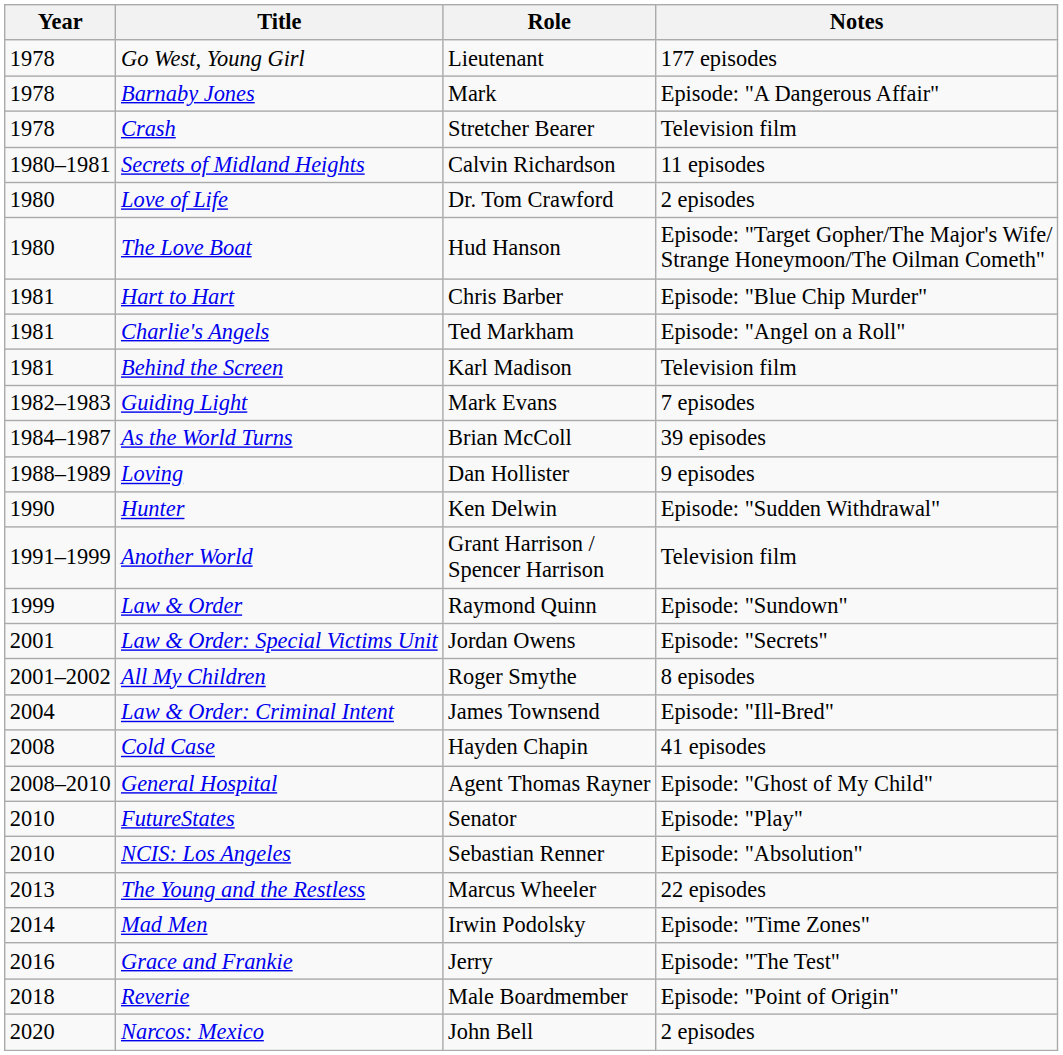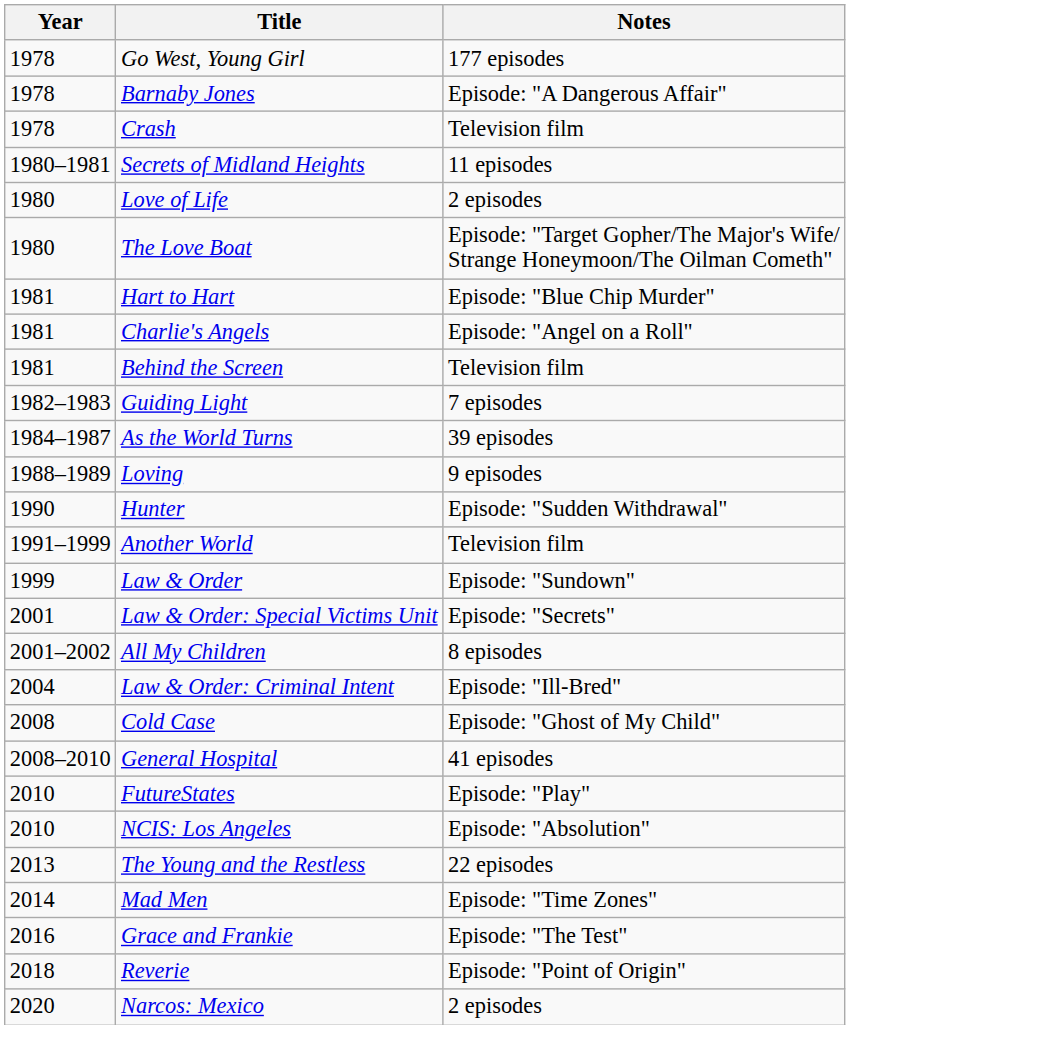- column: (549, 22)
(713, 747) 41 episodes -> (584, 722) Episode: "Ghost of My Child"
(797, 783) Episode: "Ghost of My Child" -> (501, 757) 41 episodes
